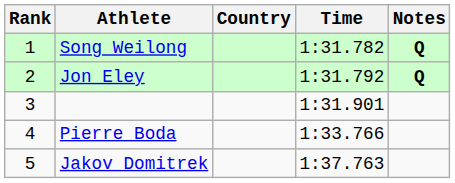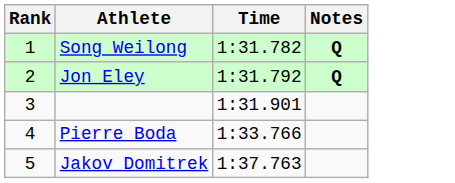- column: (254, 19)
